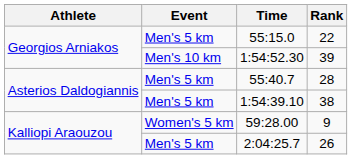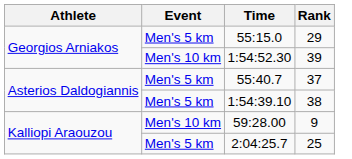(327, 37) 22 -> (314, 37) 29
(327, 80) 28 -> (314, 80) 37
(189, 122) Women's 5 km -> (183, 122) Men's 10 km
(327, 144) 26 -> (314, 144) 25
